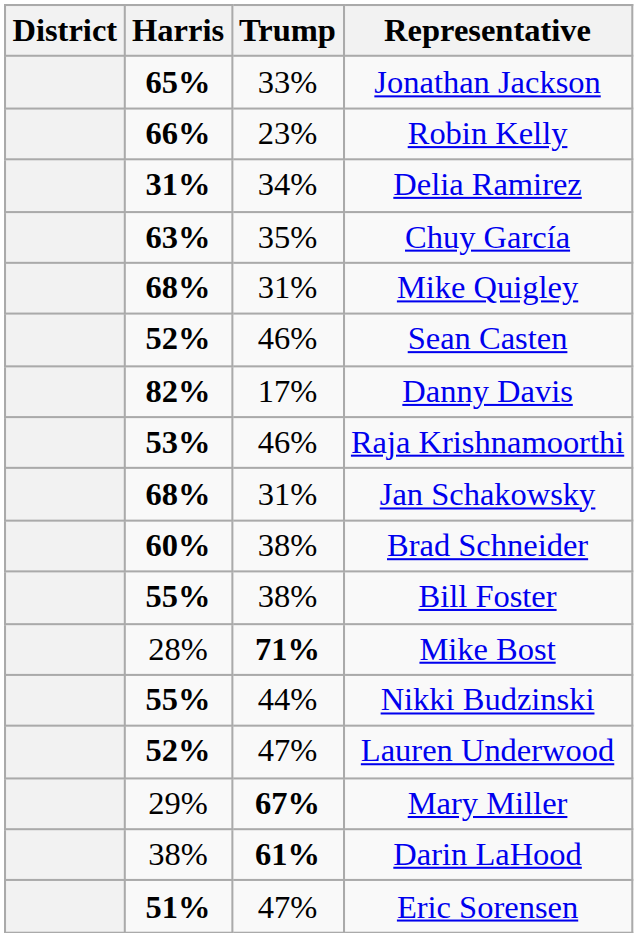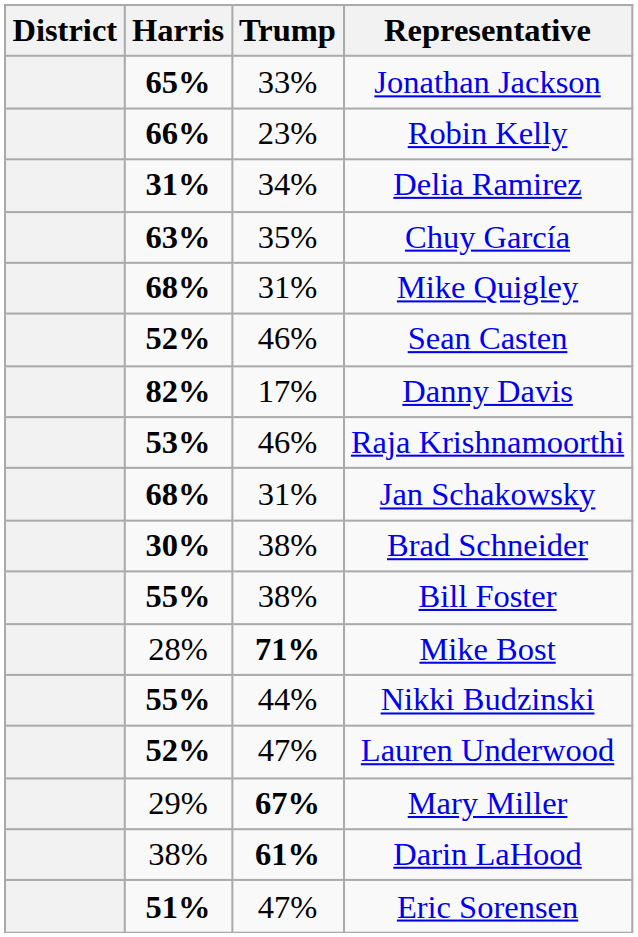(178, 545) 60% -> (178, 545) 30%
